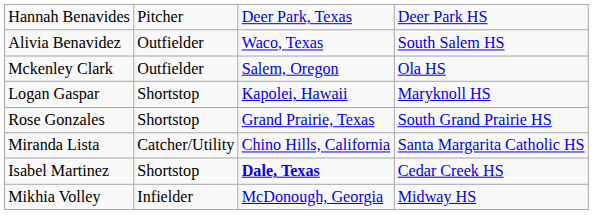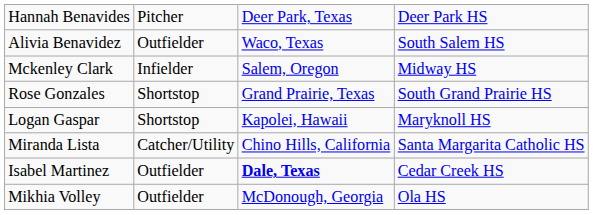(170, 68) Outfielder -> (165, 68) Infielder
(422, 68) Ola HS -> (437, 68) Midway HS
rows swapped: (54, 94) <-> (56, 119)
(168, 171) Shortstop -> (170, 171) Outfielder
(165, 196) Infielder -> (170, 196) Outfielder
(437, 196) Midway HS -> (422, 196) Ola HS
